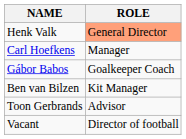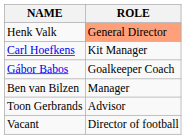(109, 50) Manager -> (118, 50) Kit Manager
(118, 87) Kit Manager -> (109, 87) Manager
